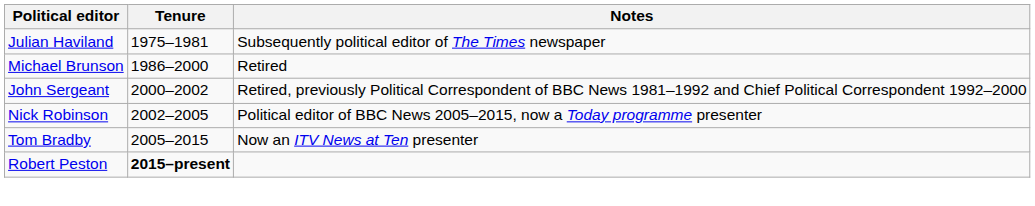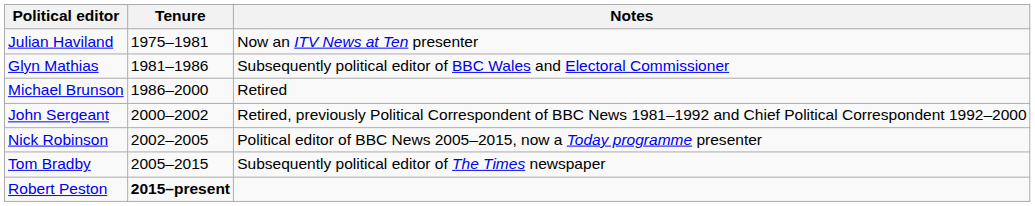(421, 41) Subsequently political editor of The Times newspaper -> (358, 41) Now an ITV News at Ten presenter
+ row: (53, 66)
(358, 139) Now an ITV News at Ten presenter -> (421, 164) Subsequently political editor of The Times newspaper
